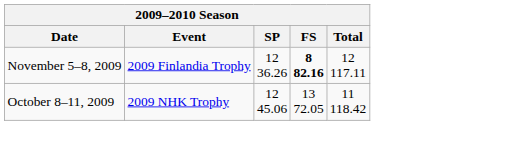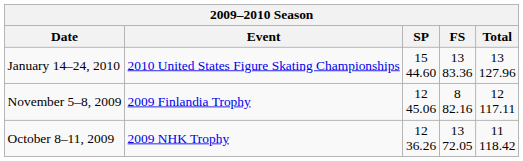+ row: (64, 65)
(272, 65) 12 36.26 -> (421, 101) 12 45.06
(309, 65) bold -> (457, 101) normal
(272, 101) 12 45.06 -> (421, 138) 12 36.26
